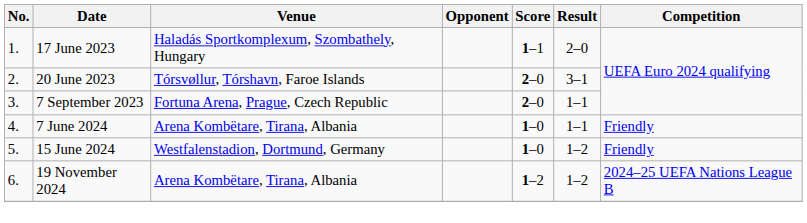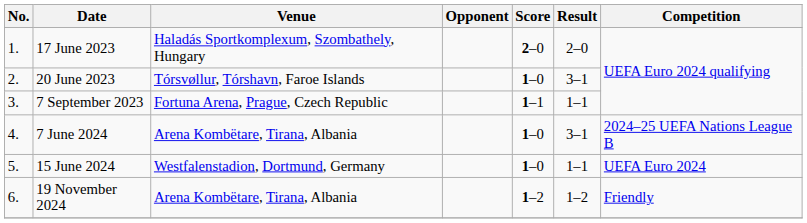(533, 47) 1–1 -> (533, 47) 2–0
(533, 79) 2–0 -> (533, 79) 1–0
(533, 102) 2–0 -> (533, 102) 1–1
(577, 126) 1–1 -> (577, 134) 3–1
(629, 126) Friendly -> (698, 134) 2024–25 UEFA Nations League B
(577, 149) 1–2 -> (577, 166) 1–1
(629, 149) Friendly -> (655, 166) UEFA Euro 2024
(698, 181) 2024–25 UEFA Nations League B -> (629, 197) Friendly
